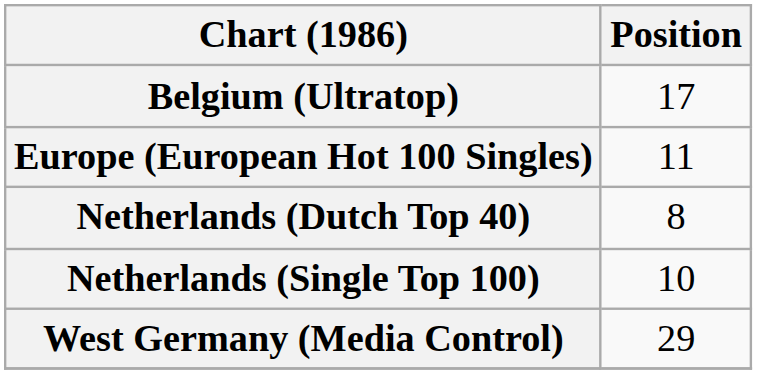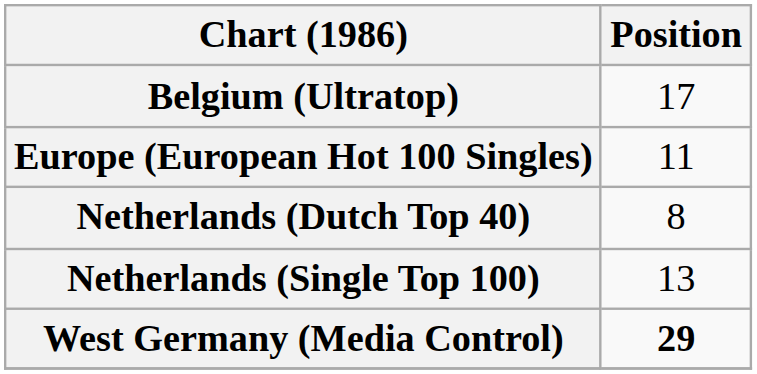(676, 277) 10 -> (676, 277) 13
(676, 338) normal -> (676, 338) bold
